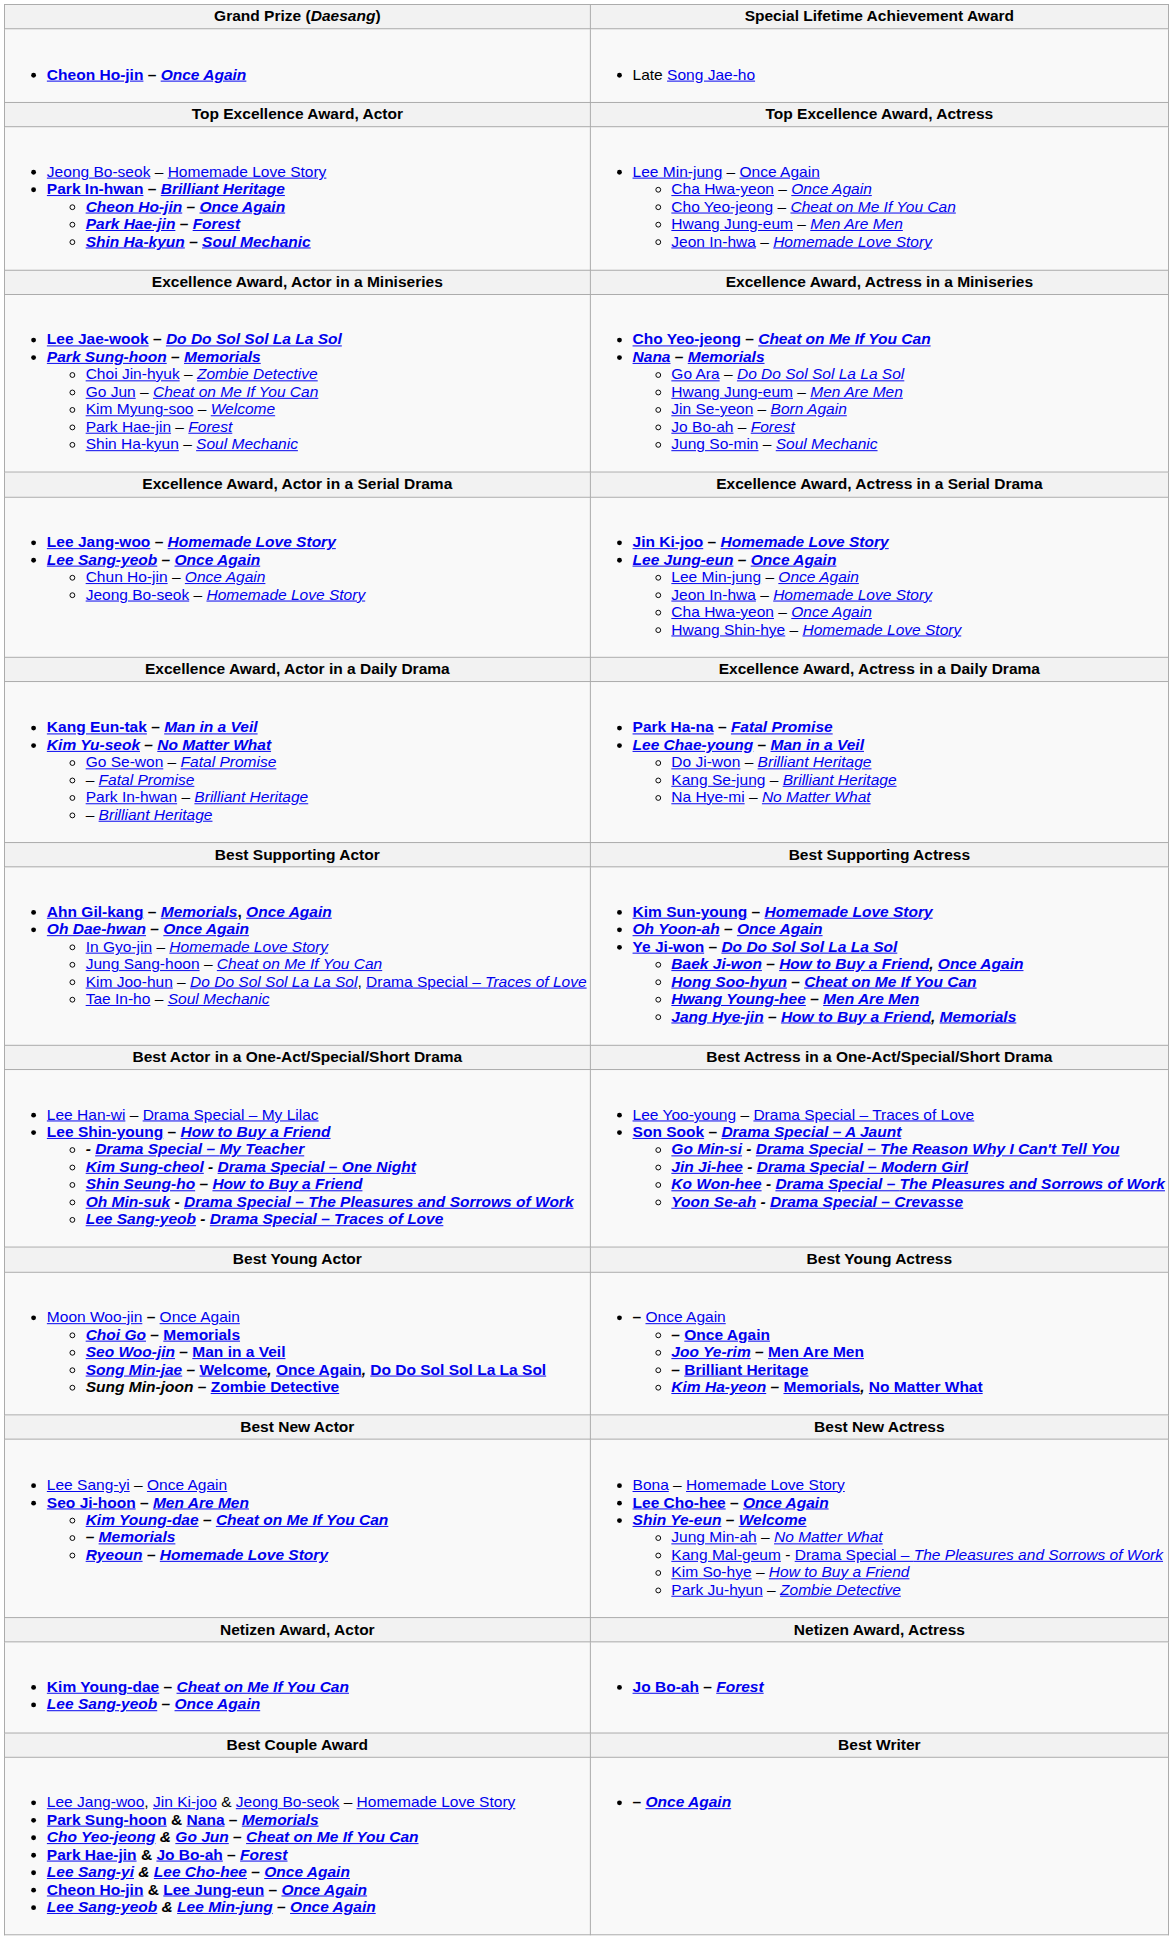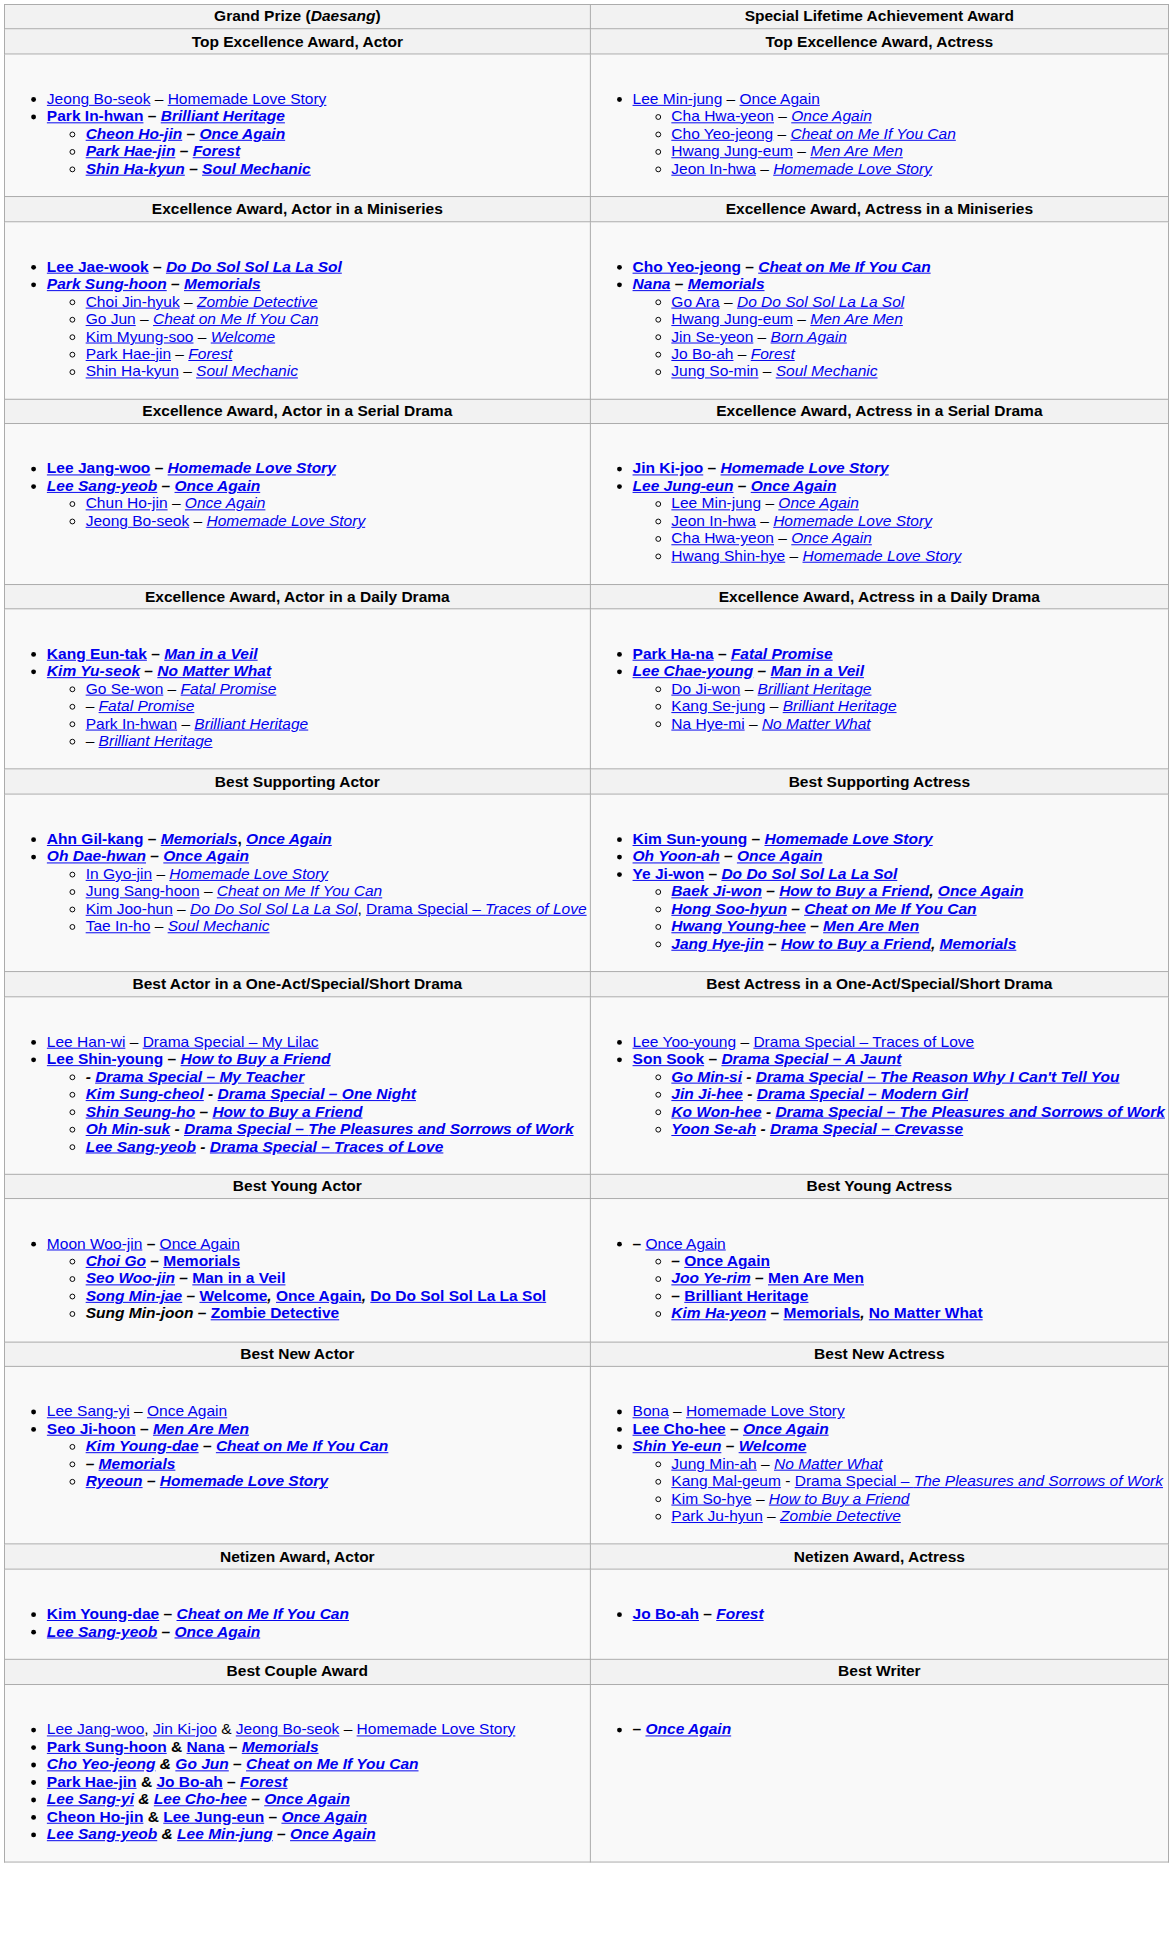- row: (297, 74)
